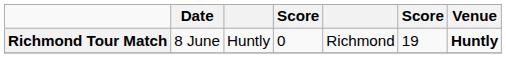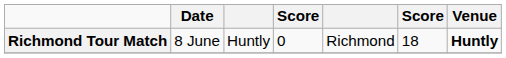(410, 40) 19 -> (410, 40) 18
